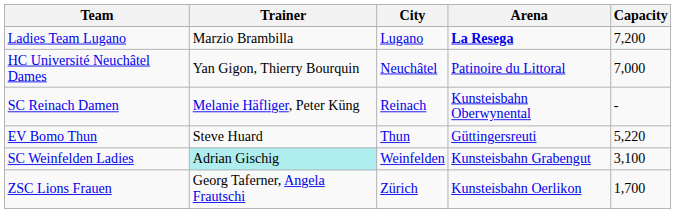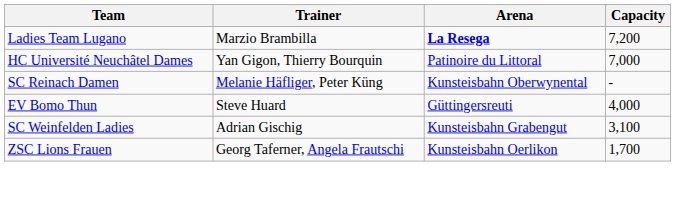- column: (412, 15)
(630, 136) 5,220 -> (624, 104) 4,000
(236, 158) paleturquoise background -> (259, 127) no background
